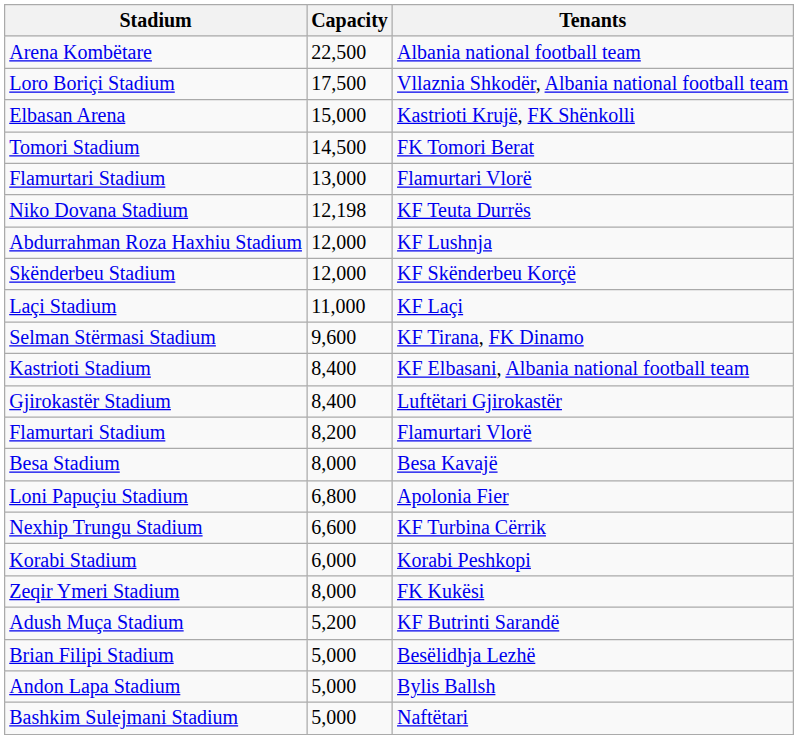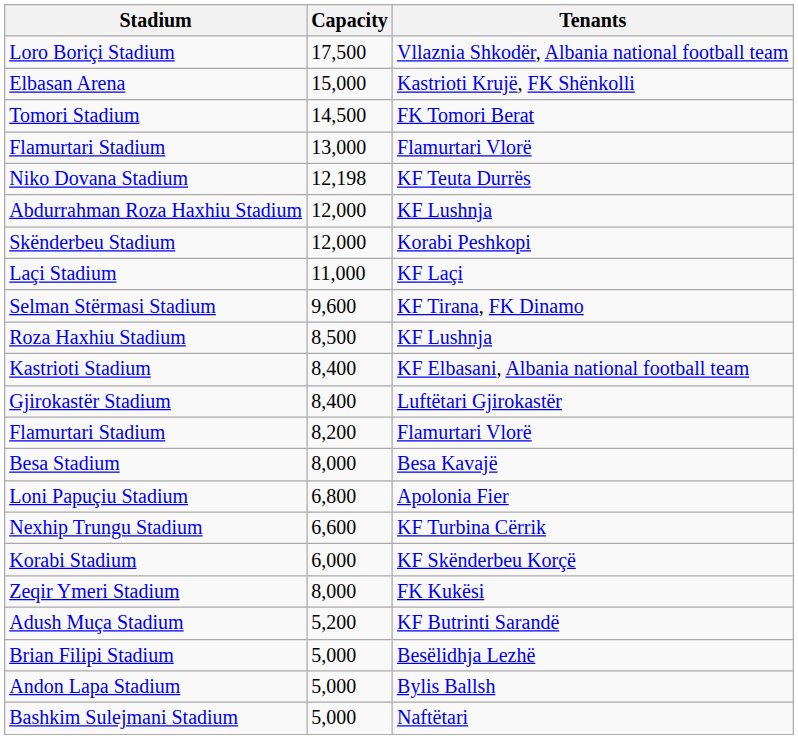- row: (81, 52)
(486, 274) KF Skënderbeu Korçë -> (464, 242) Korabi Peshkopi
+ row: (98, 337)
(464, 559) Korabi Peshkopi -> (486, 559) KF Skënderbeu Korçë
